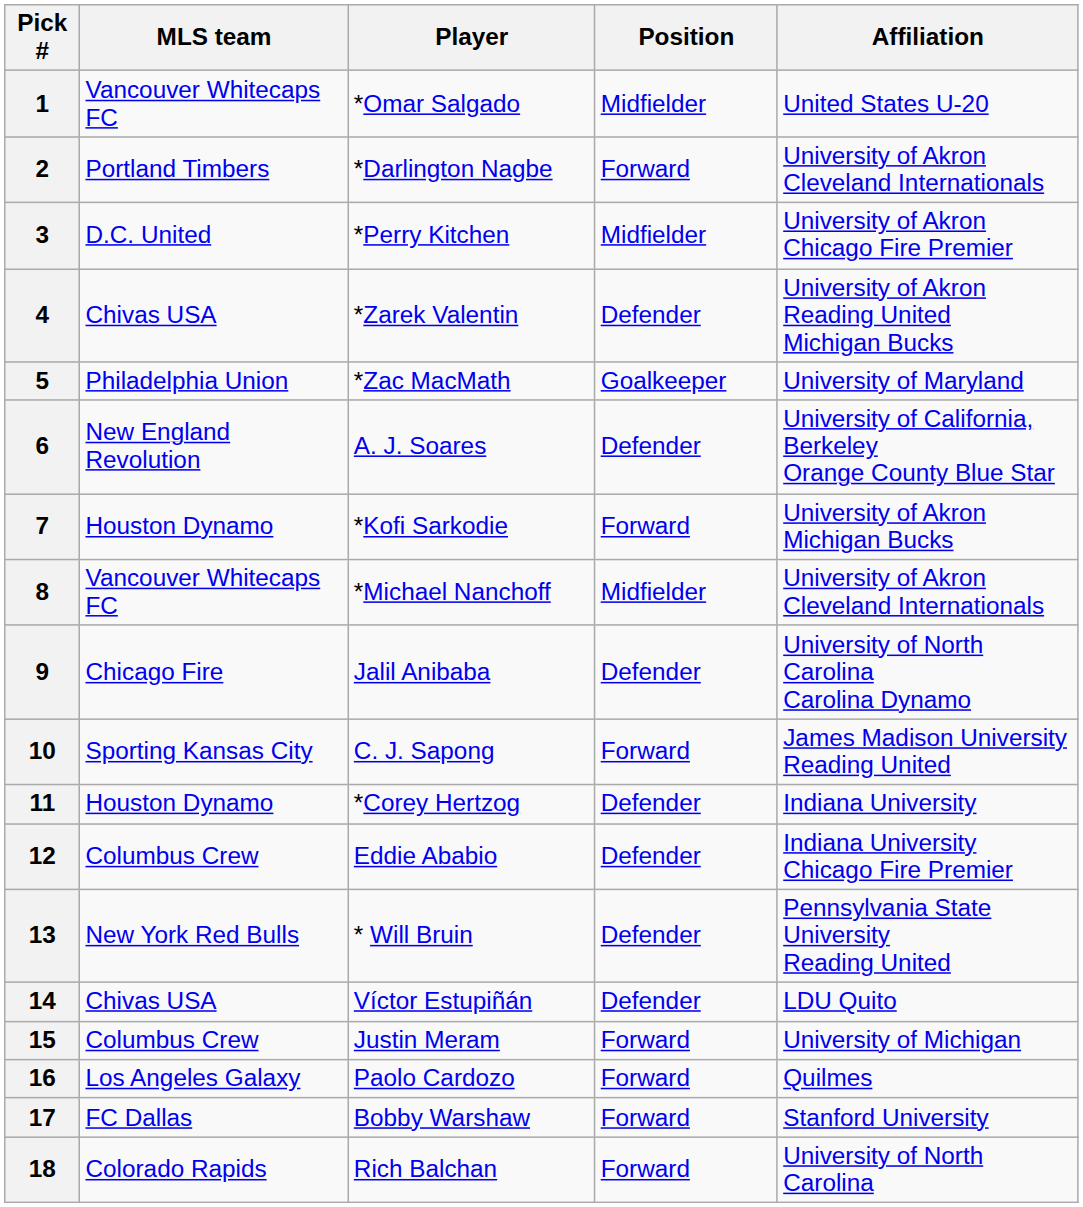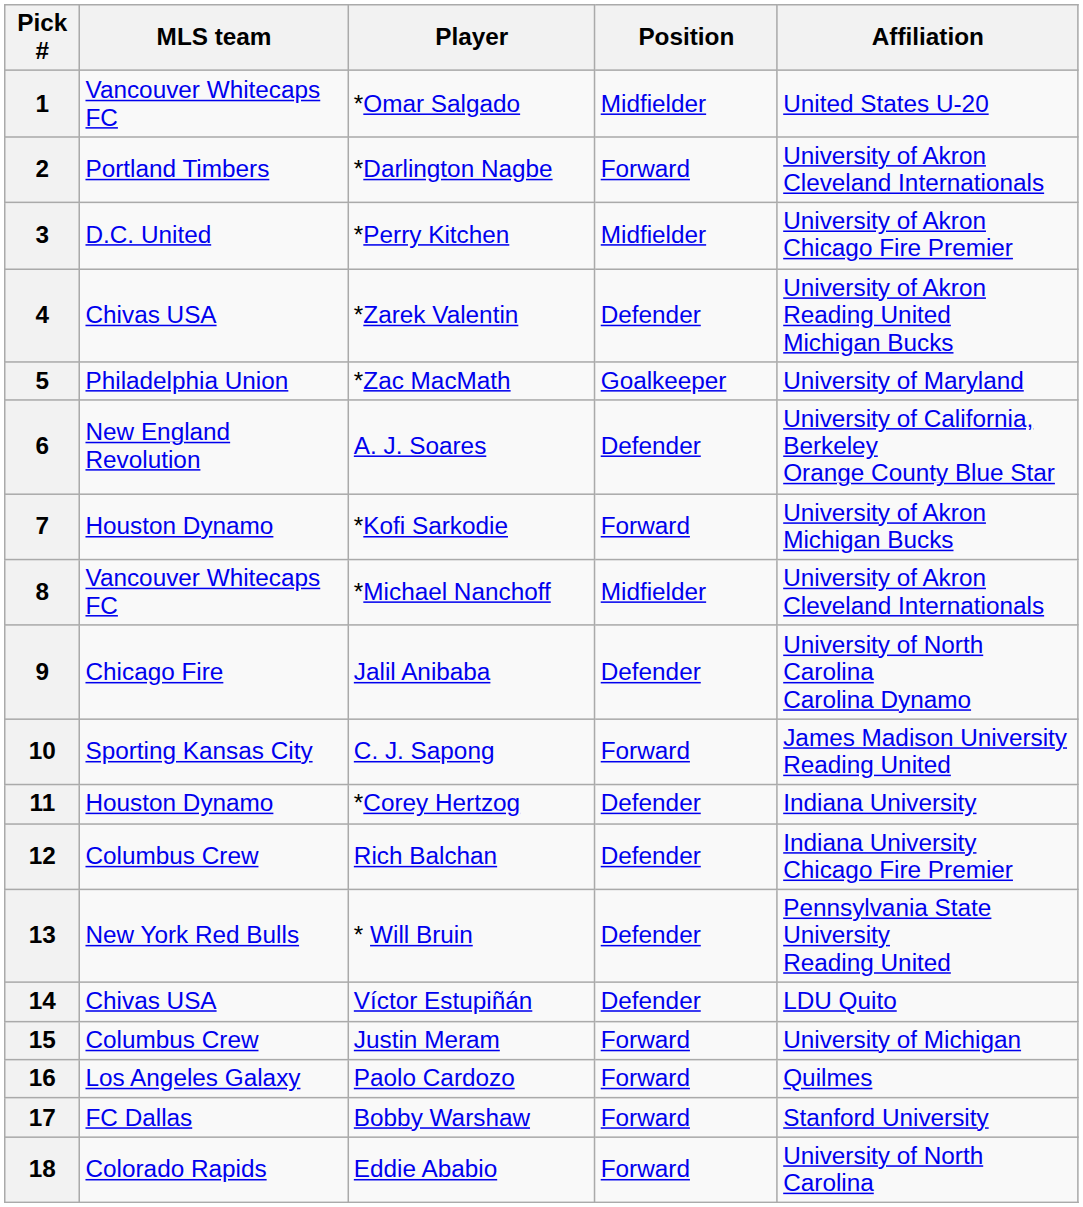(426, 855) Eddie Ababio -> (425, 855) Rich Balchan
(425, 1169) Rich Balchan -> (426, 1169) Eddie Ababio
